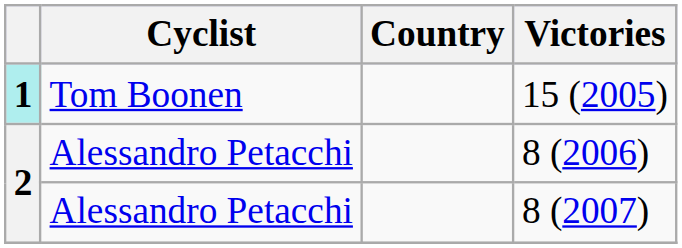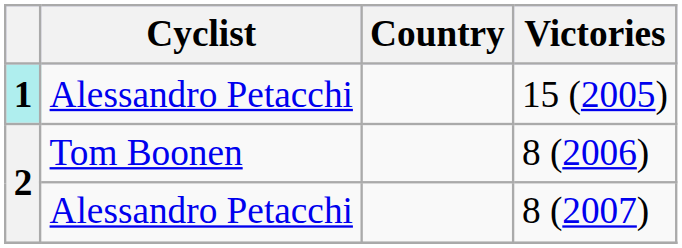(146, 93) Tom Boonen -> (201, 93) Alessandro Petacchi
(201, 152) Alessandro Petacchi -> (146, 152) Tom Boonen
